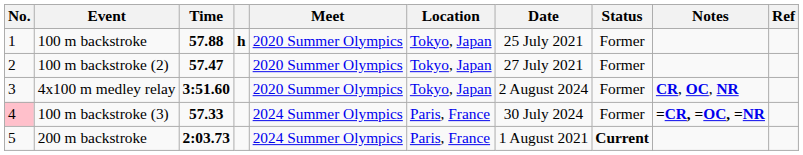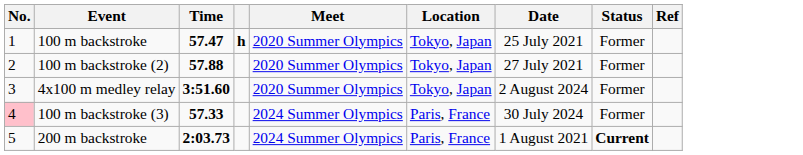- column: (710, 16)
(206, 41) 57.88 -> (206, 41) 57.47
(206, 65) 57.47 -> (206, 65) 57.88
